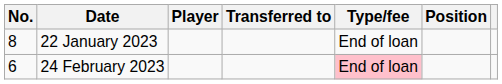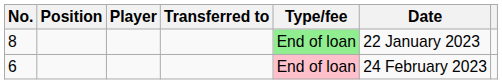columns swapped: (456, 16) <-> (102, 16)
(378, 41) no background -> (316, 41) lightgreen background
